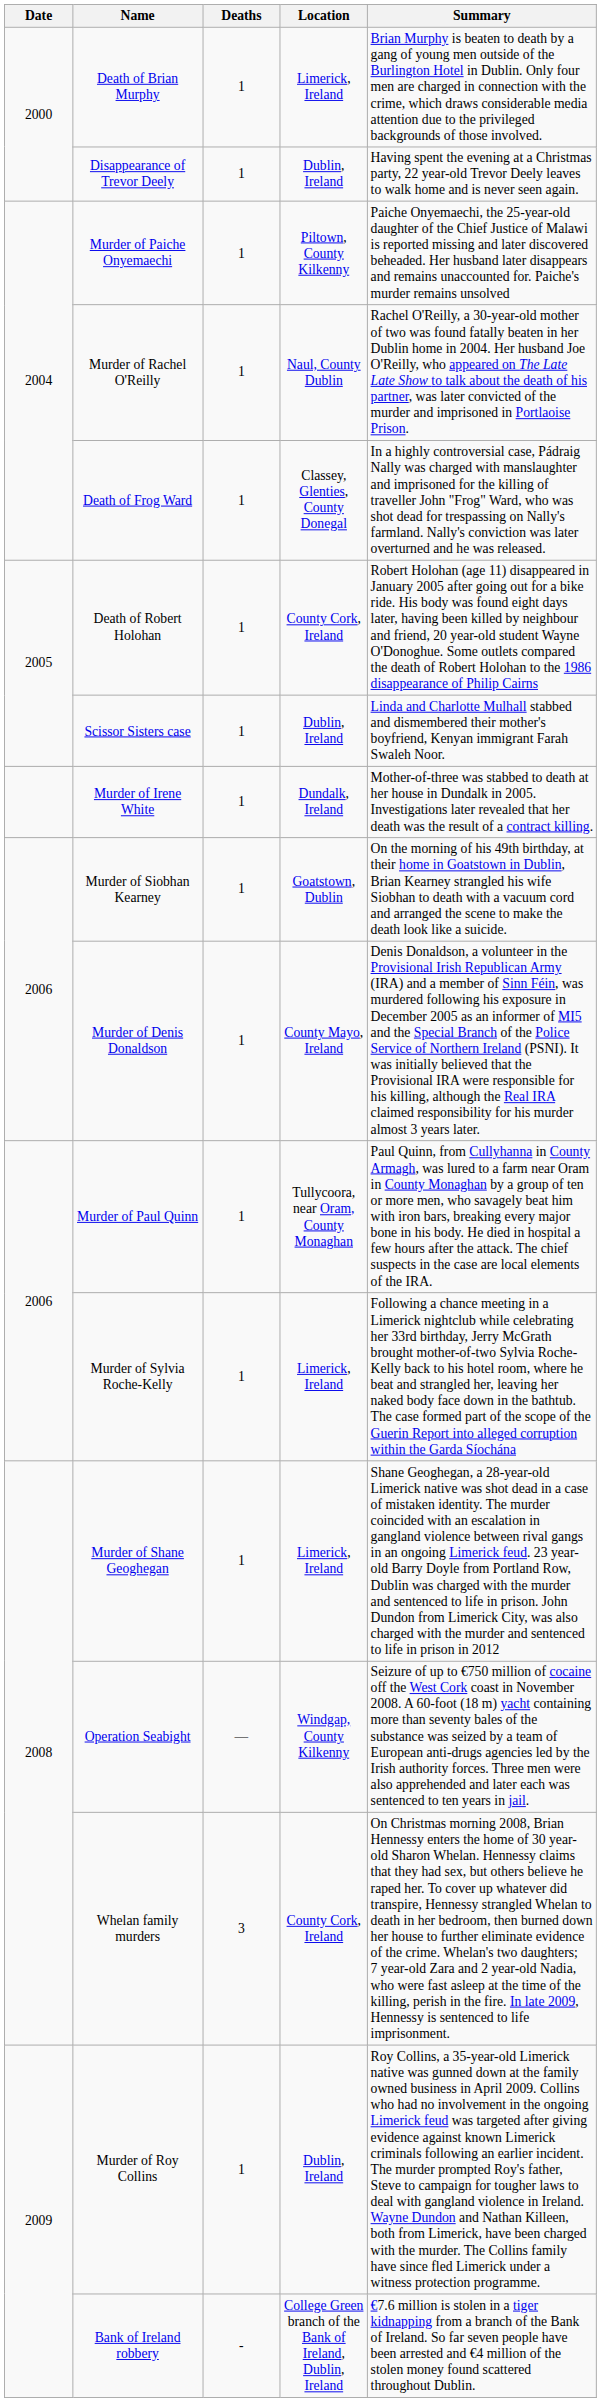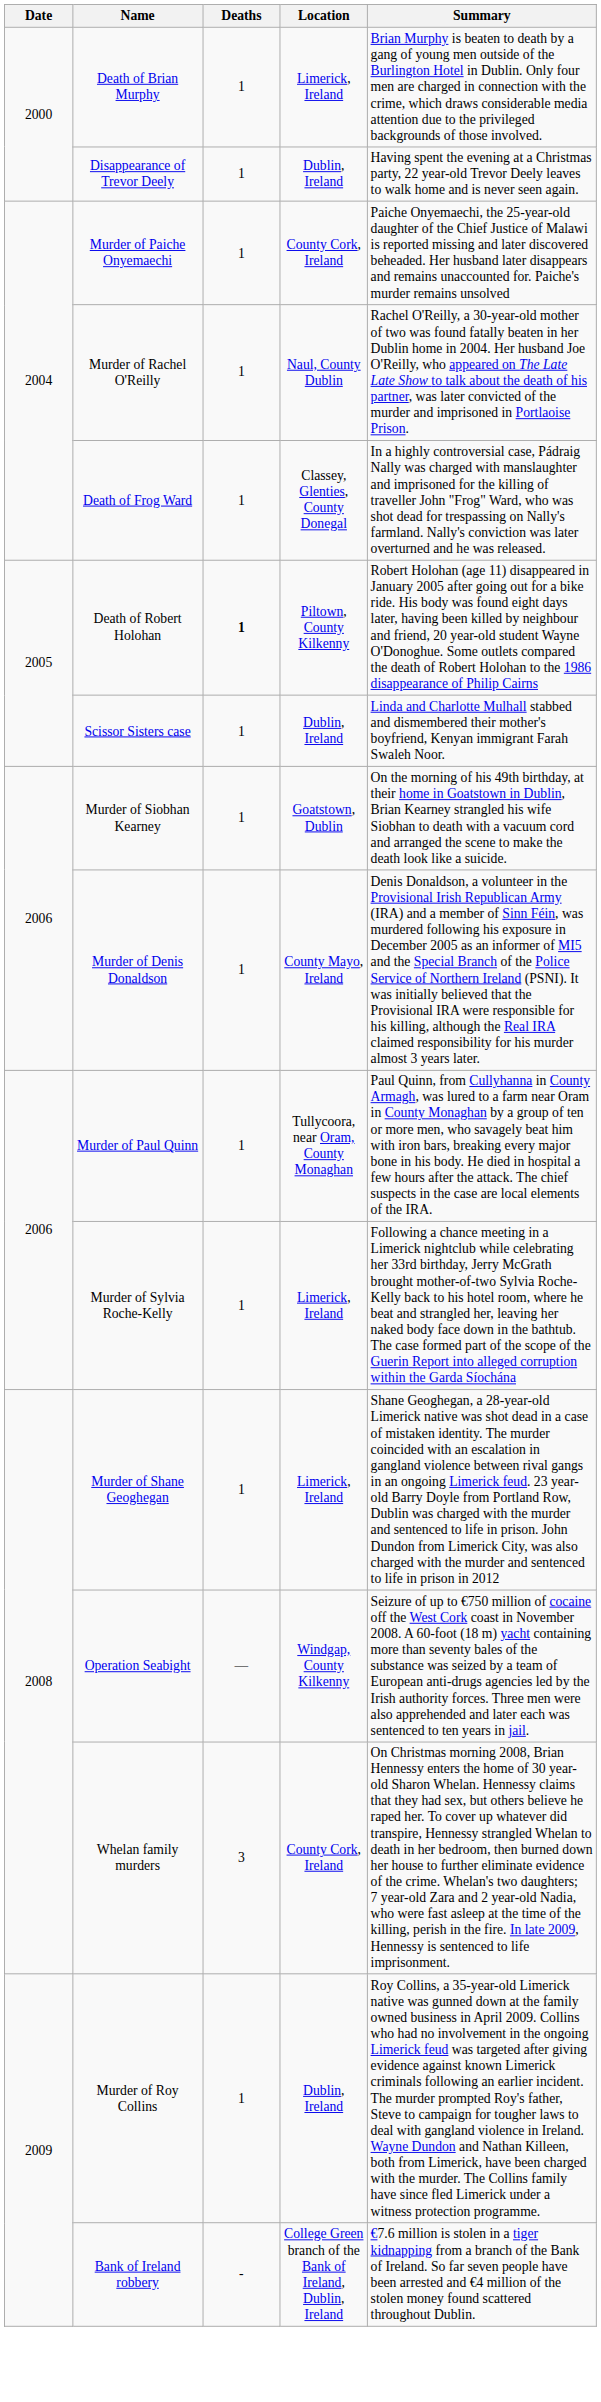(324, 253) Piltown, County Kilkenny -> (324, 253) County Cork, Ireland
(241, 627) normal -> (241, 627) bold
(324, 627) County Cork, Ireland -> (324, 627) Piltown, County Kilkenny
- row: (138, 802)
